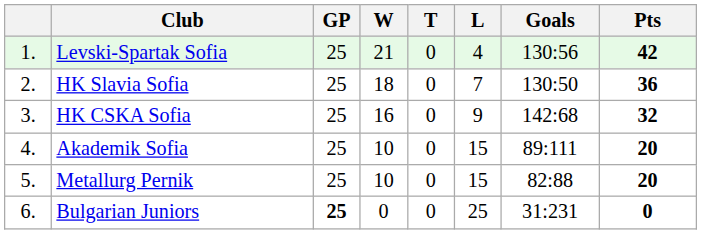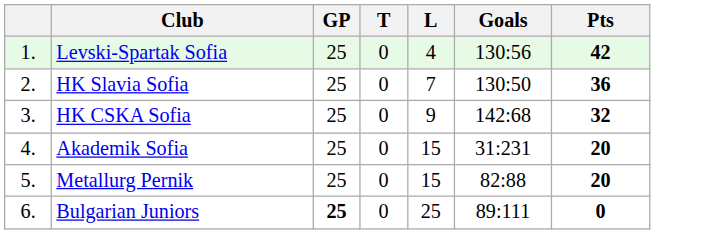- column: (384, 20)
(550, 148) 89:111 -> (503, 148) 31:231
(550, 212) 31:231 -> (503, 212) 89:111
